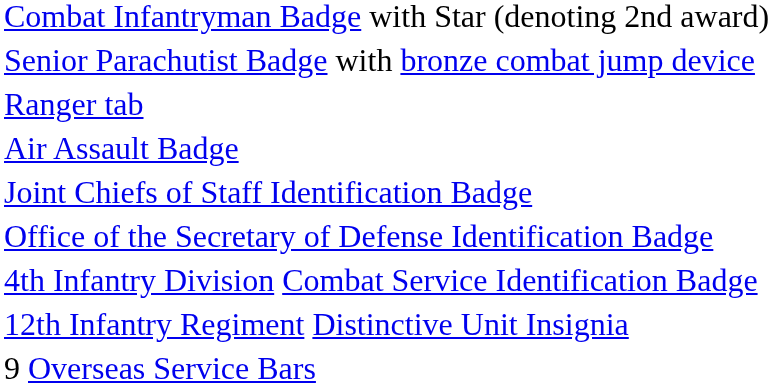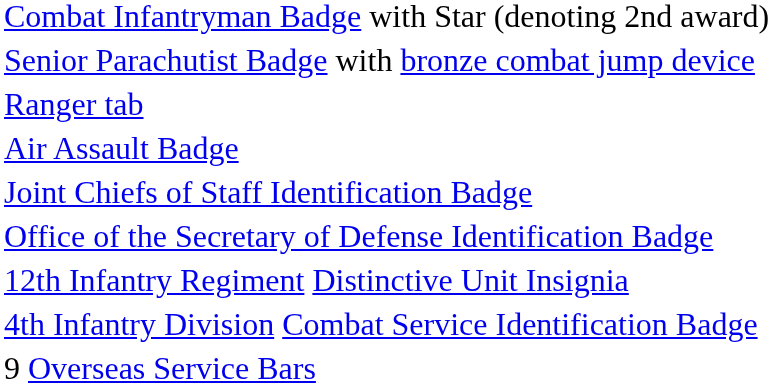rows swapped: (381, 280) <-> (316, 324)
